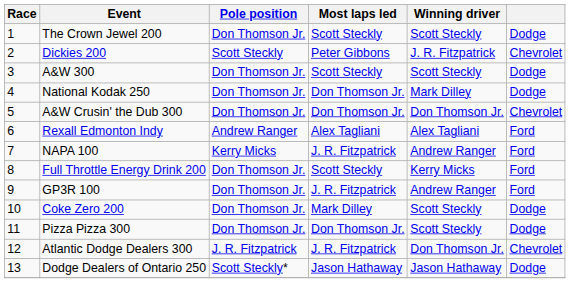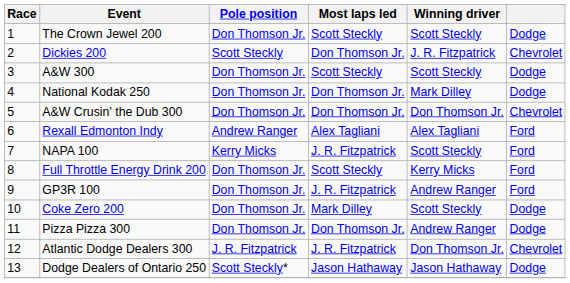(350, 53) Peter Gibbons -> (358, 53) Don Thomson Jr.
(453, 151) Andrew Ranger -> (446, 151) Scott Steckly
(446, 229) Scott Steckly -> (453, 229) Andrew Ranger
